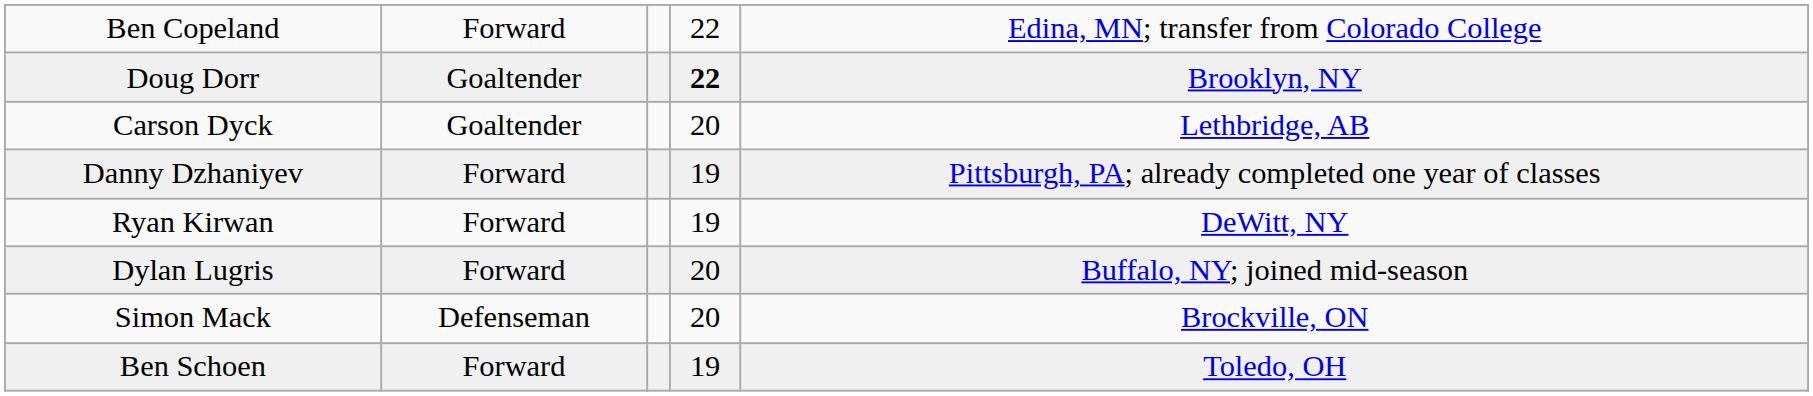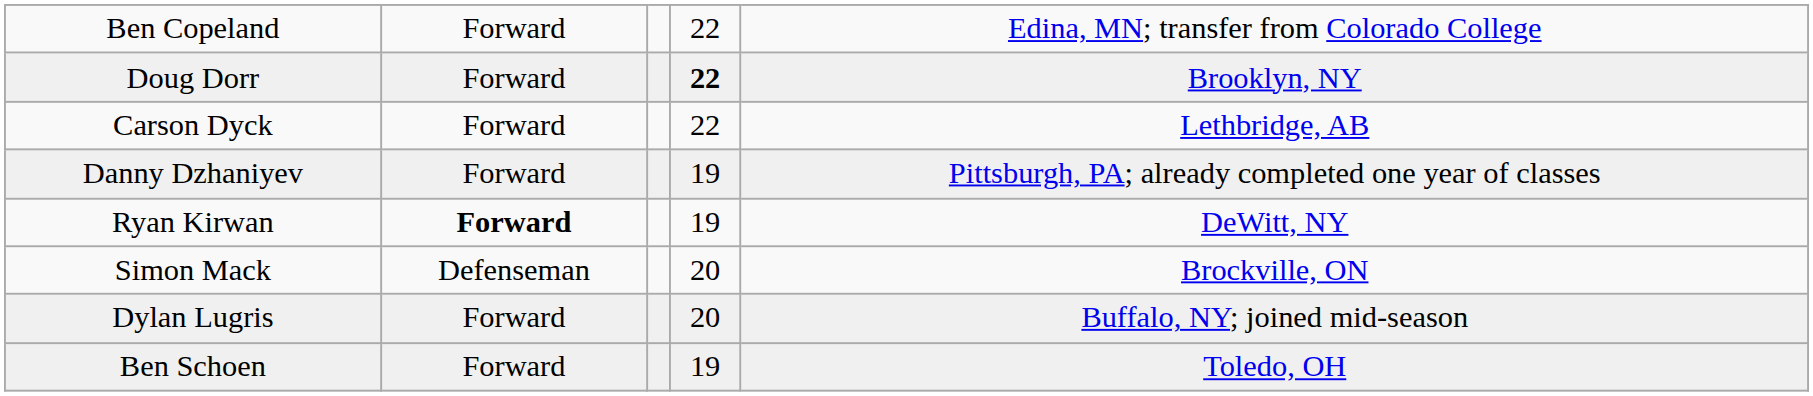(514, 76) Goaltender -> (514, 76) Forward
(514, 125) Goaltender -> (514, 125) Forward
(705, 125) 20 -> (705, 125) 22
(514, 221) normal -> (514, 221) bold
rows swapped: (193, 269) <-> (193, 317)
